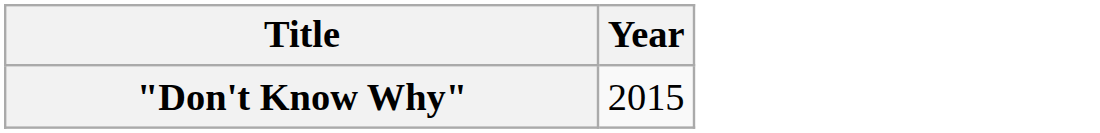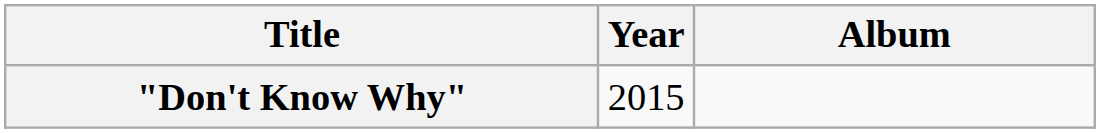+ column: (894, 34)
